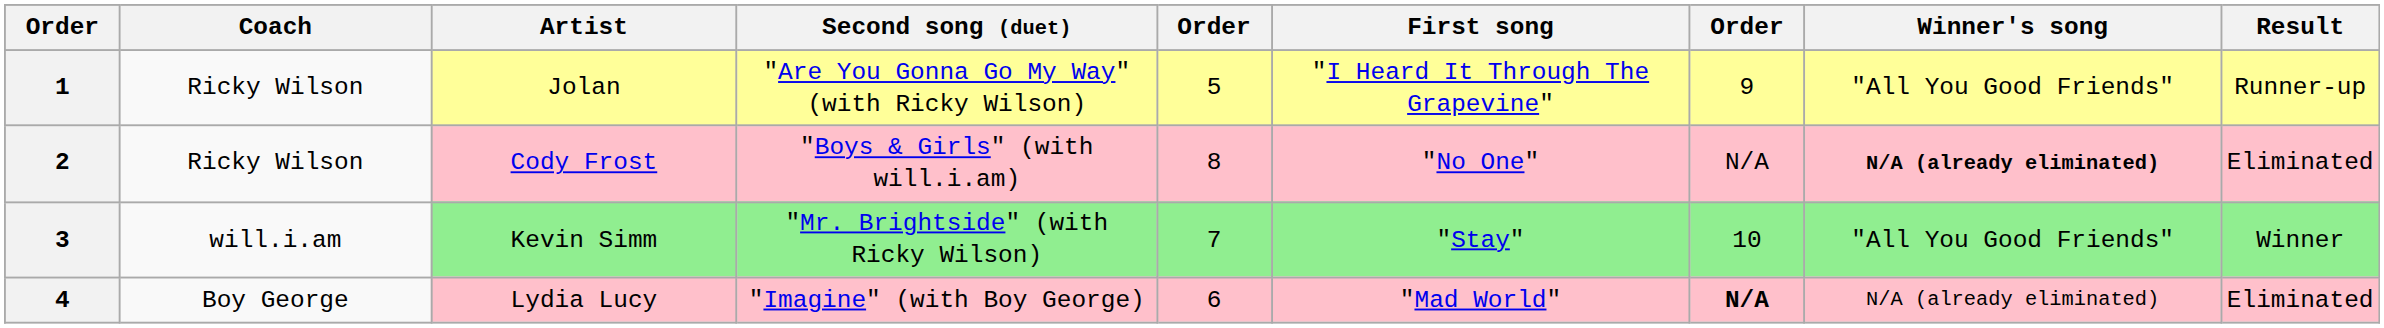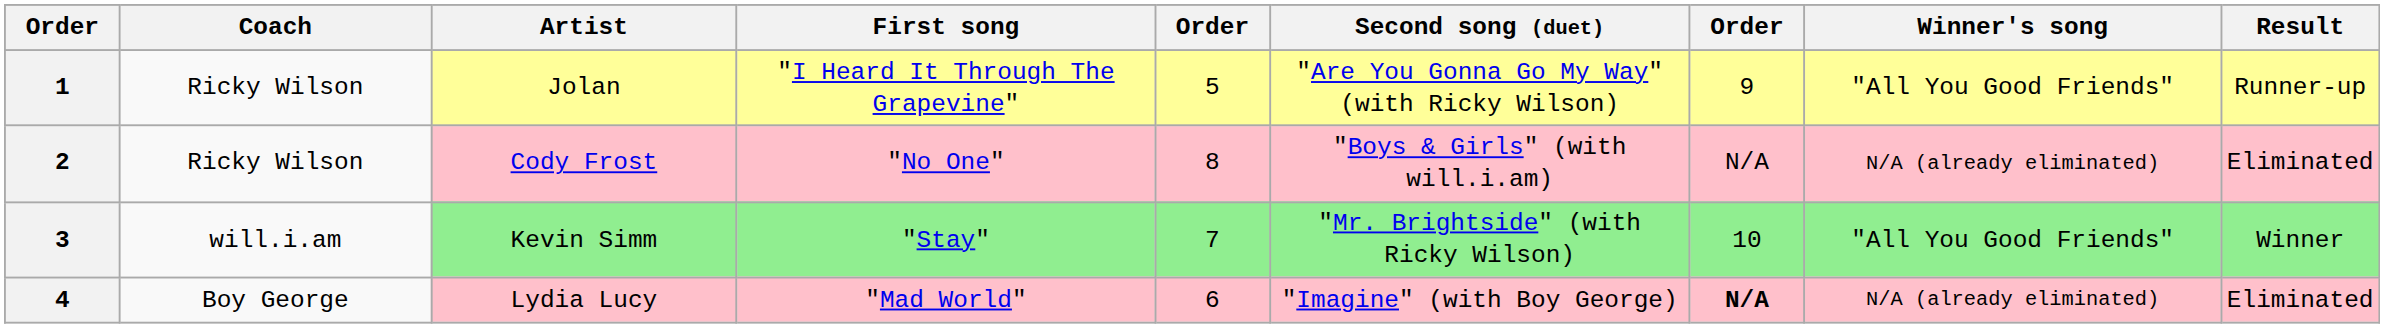columns swapped: (1480, 28) <-> (947, 27)
(2013, 163) bold -> (2013, 164) normal
